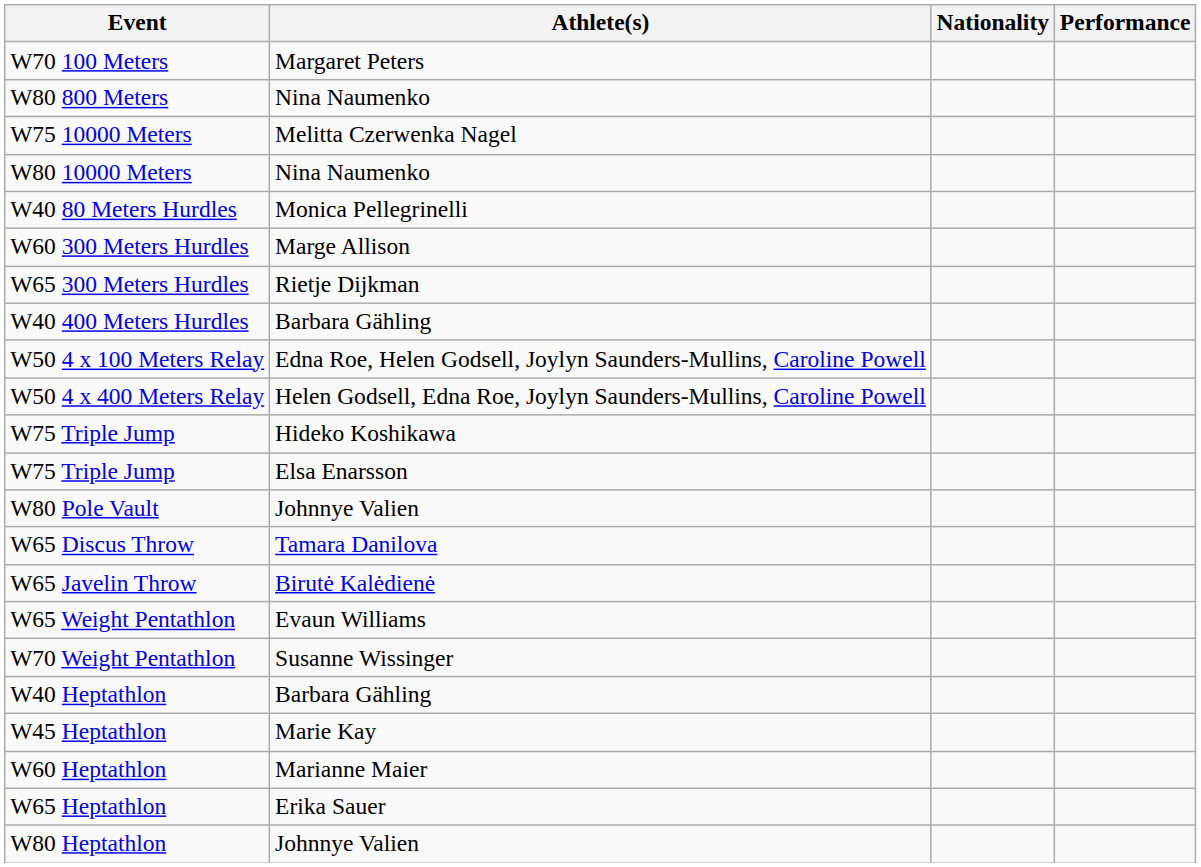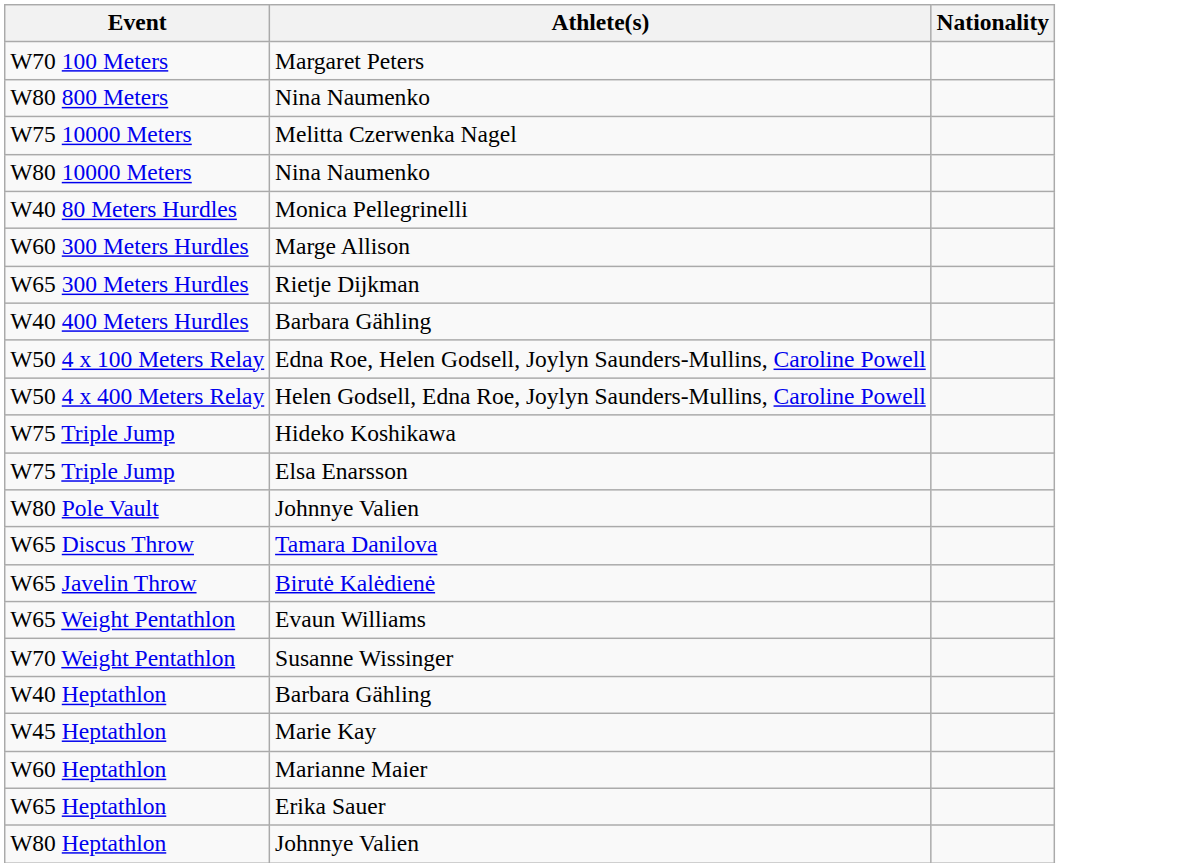- column: (1125, 23)
